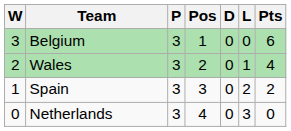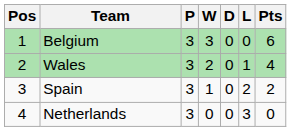columns swapped: (202, 16) <-> (15, 16)
